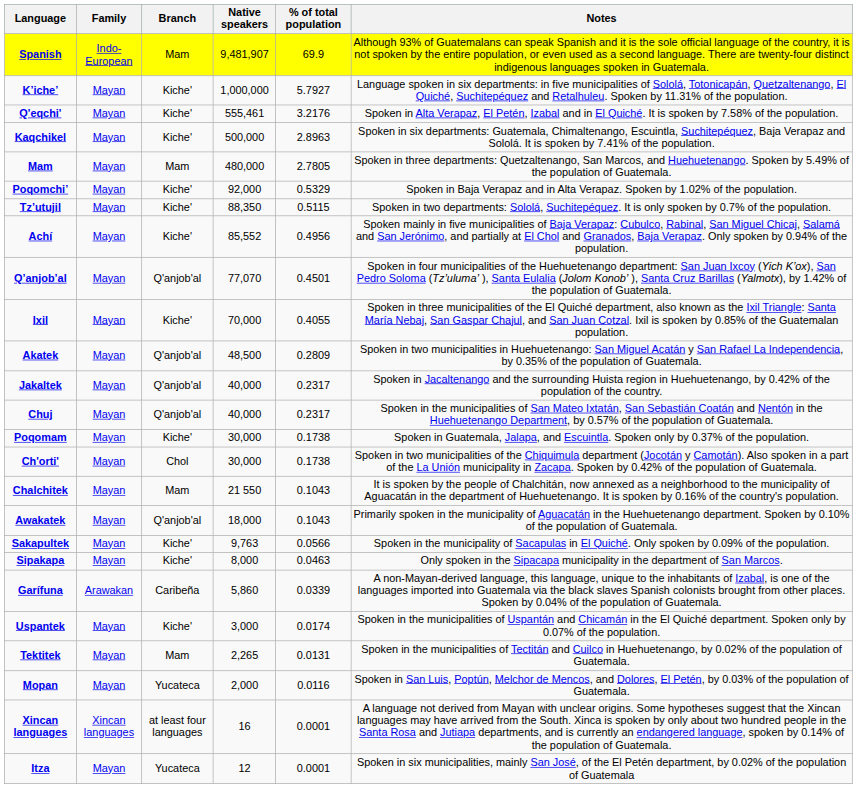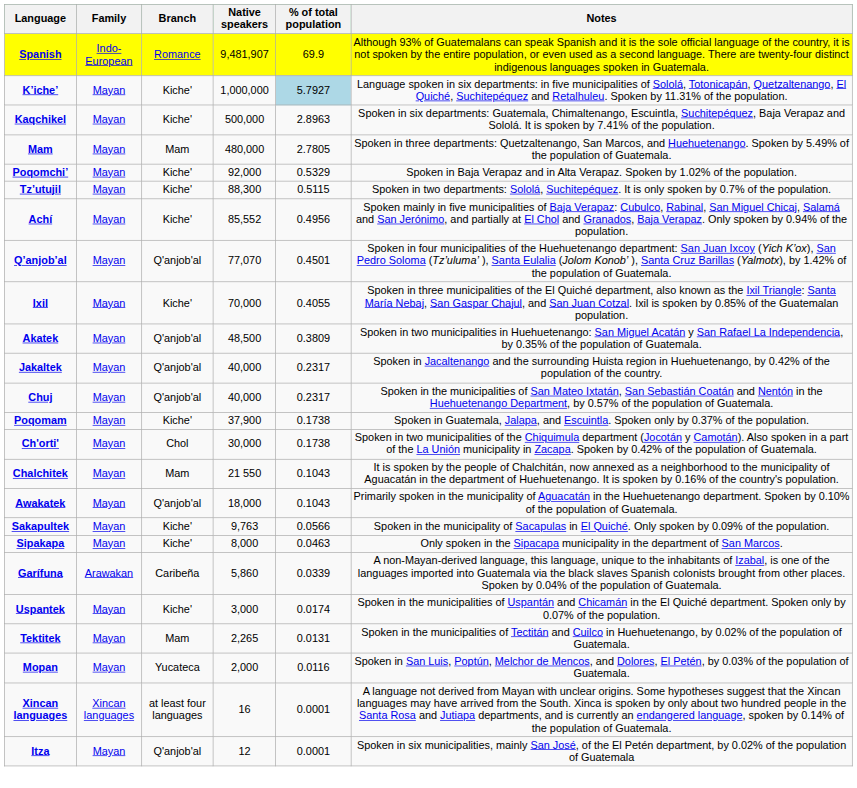(177, 54) Mam -> (177, 54) Romance
(313, 90) no background -> (313, 90) lightblue background
- row: (40, 113)
(245, 207) 88,350 -> (245, 190) 88,300
(313, 355) 0.2809 -> (313, 338) 0.3809
(245, 438) 30,000 -> (245, 421) 37,900
(177, 768) Yucateca -> (177, 751) Q'anjob'al
